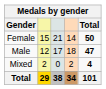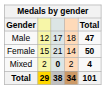rows swapped: (21, 51) <-> (21, 38)
(58, 65) normal -> (58, 65) bold
